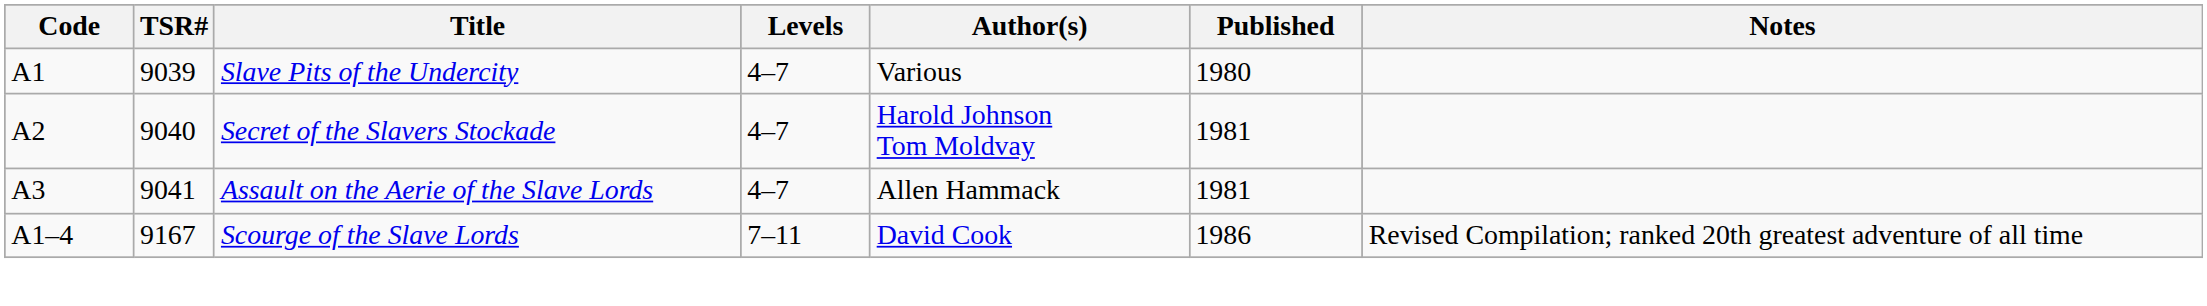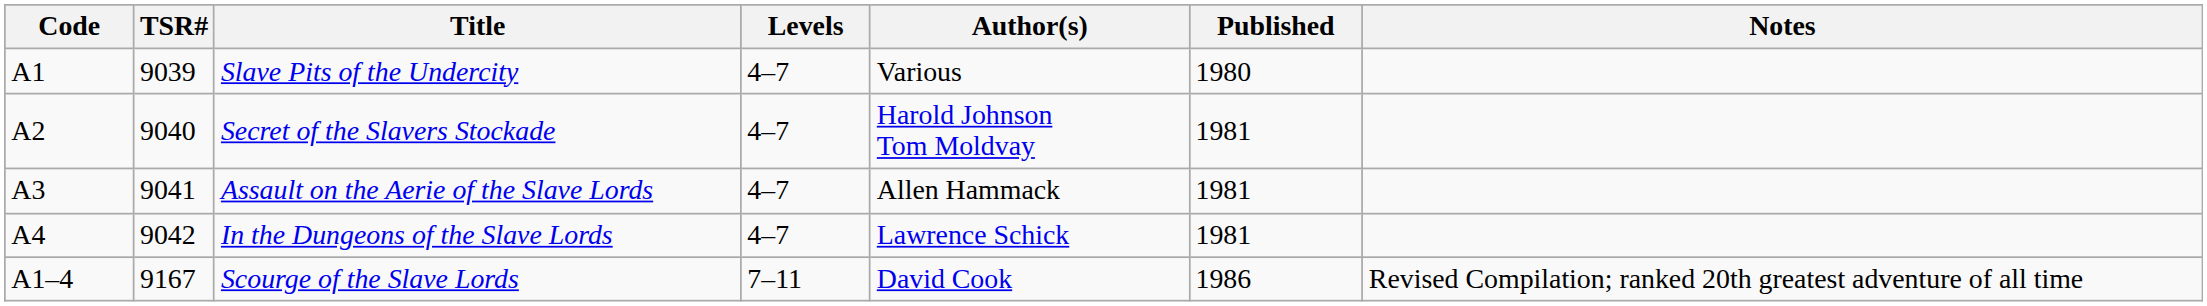+ row: (417, 234)
